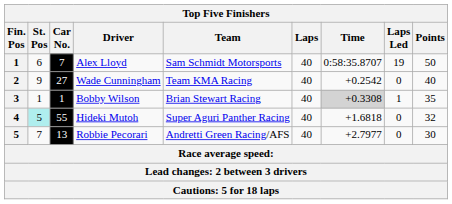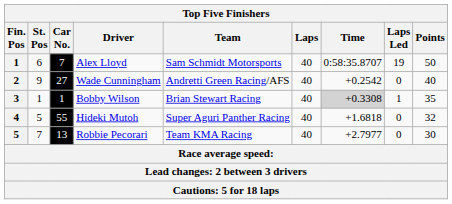(209, 80) Team KMA Racing -> (228, 80) Andretti Green Racing/AFS
(39, 117) paleturquoise background -> (39, 117) no background
(228, 135) Andretti Green Racing/AFS -> (209, 135) Team KMA Racing
